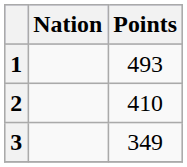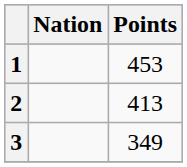(145, 63) 493 -> (145, 63) 453
(145, 103) 410 -> (145, 103) 413
